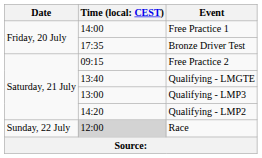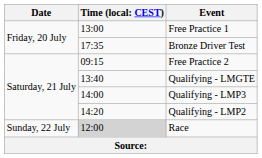(92, 29) 14:00 -> (92, 29) 13:00
(92, 95) 13:00 -> (92, 95) 14:00
